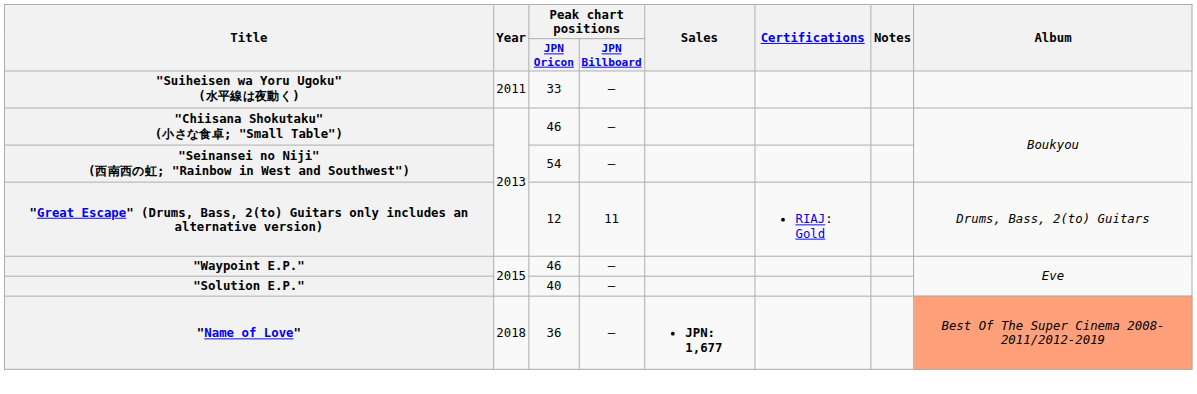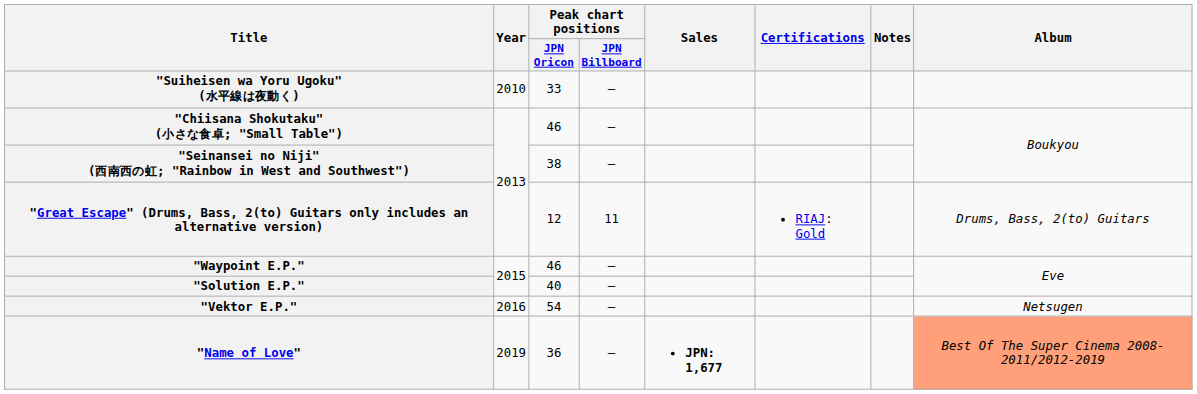(511, 89) 2011 -> (511, 89) 2010
(554, 164) 54 -> (554, 164) 38
+ row: (249, 306)
(511, 333) 2018 -> (511, 353) 2019
